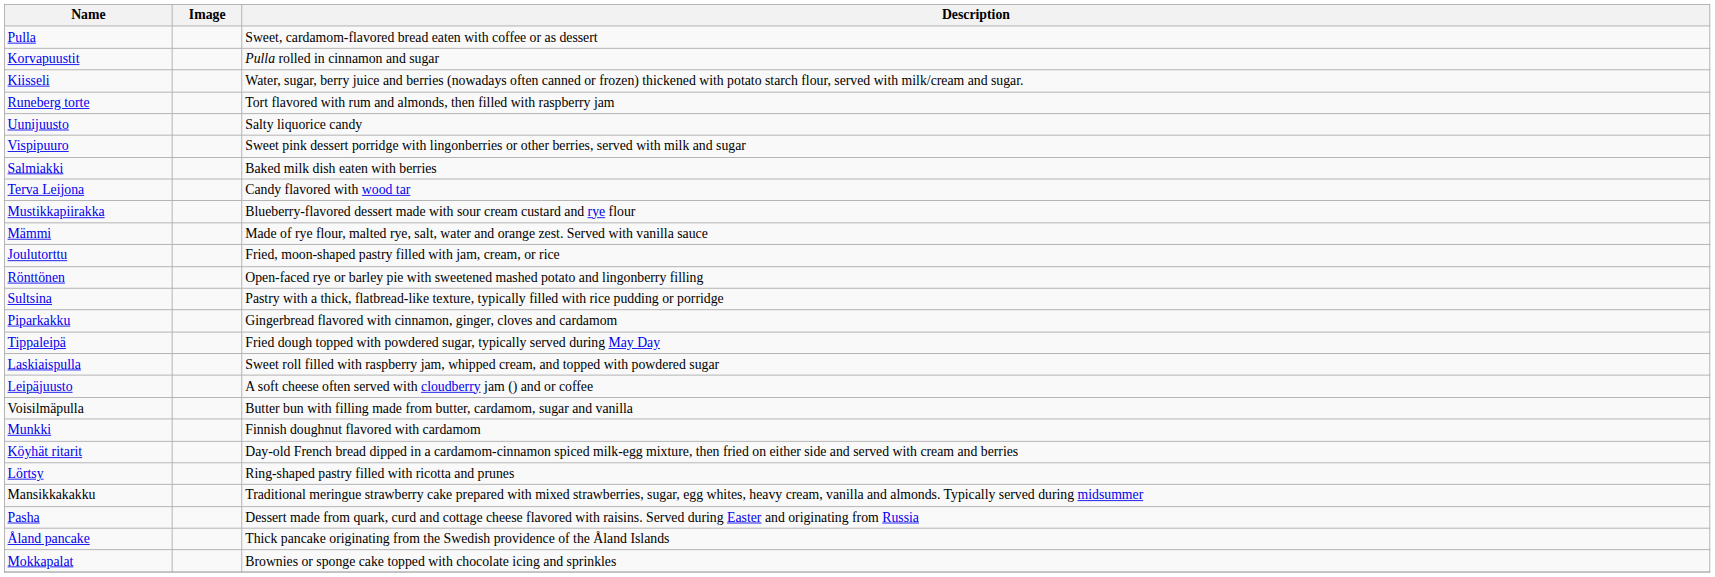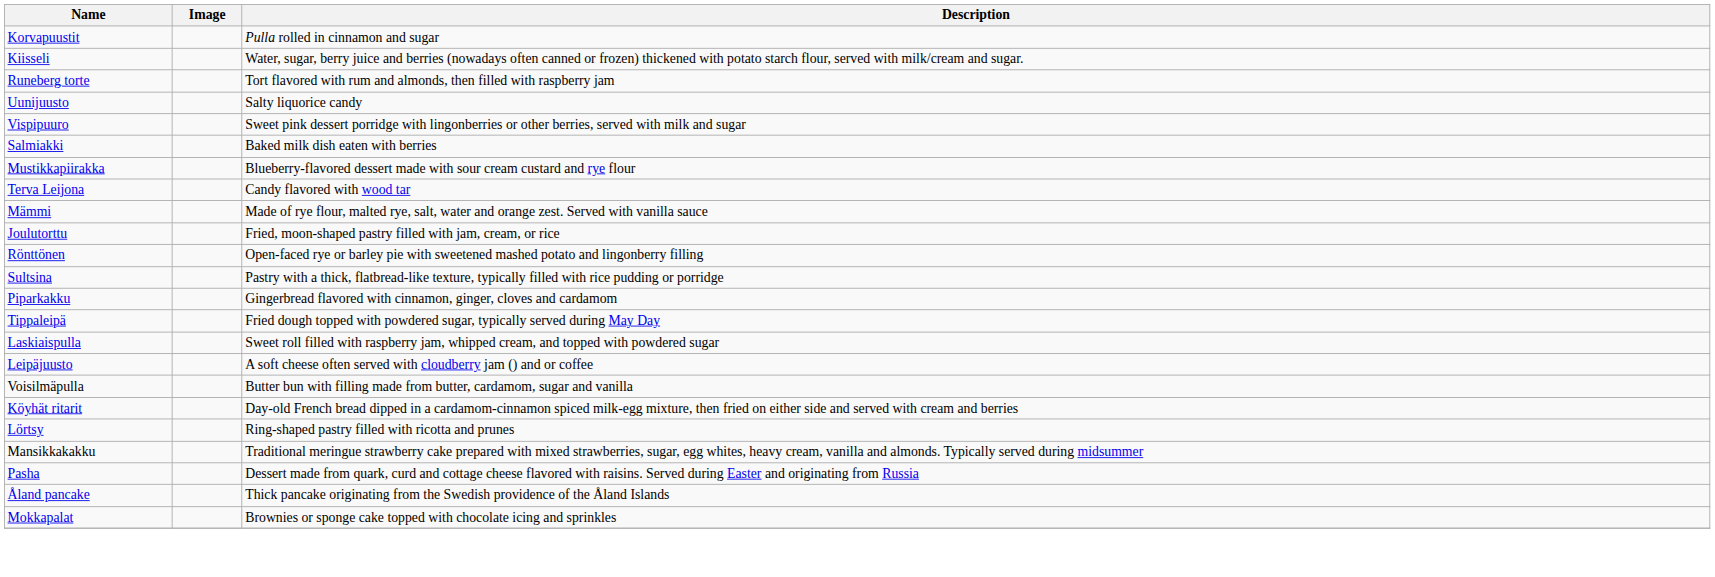- row: (22, 37)
rows swapped: (46, 189) <-> (56, 211)
- row: (29, 430)
